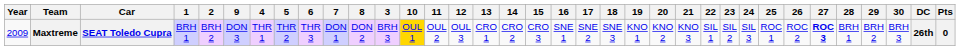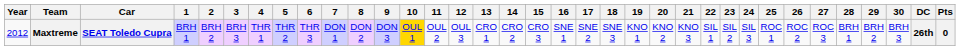columns swapped: (387, 12) <-> (237, 12)
(17, 32) 2009 -> (17, 32) 2012
(823, 32) bold -> (823, 32) normal
